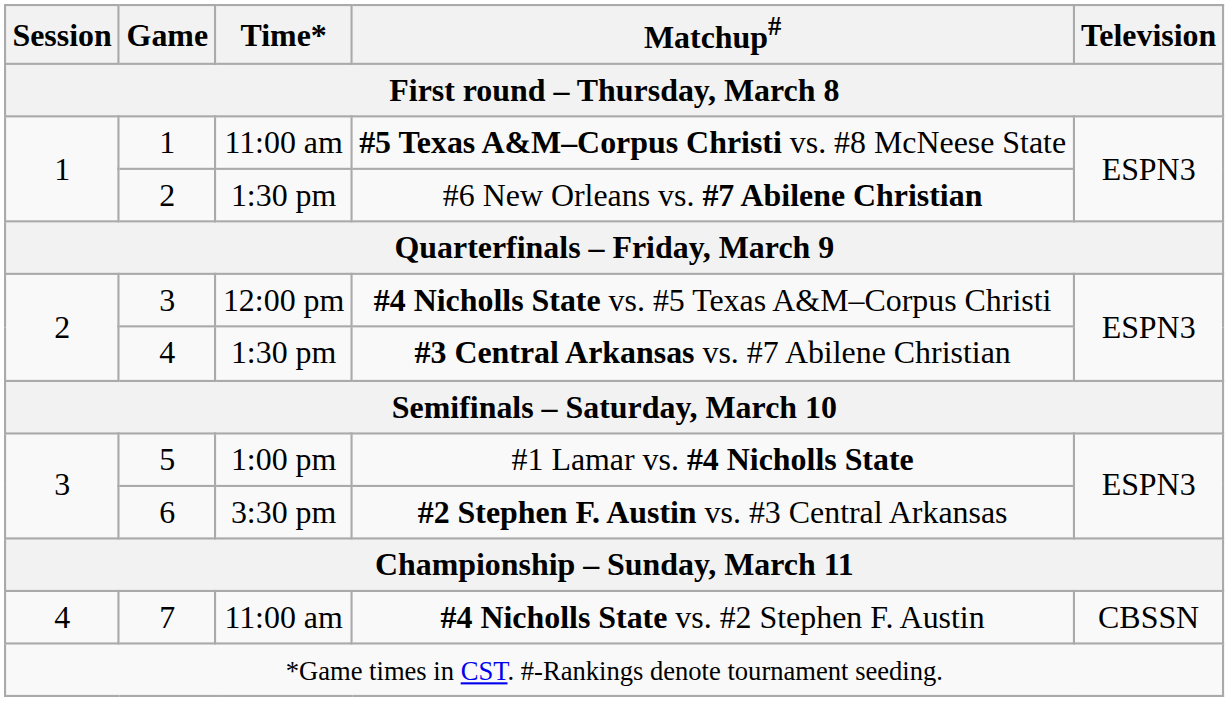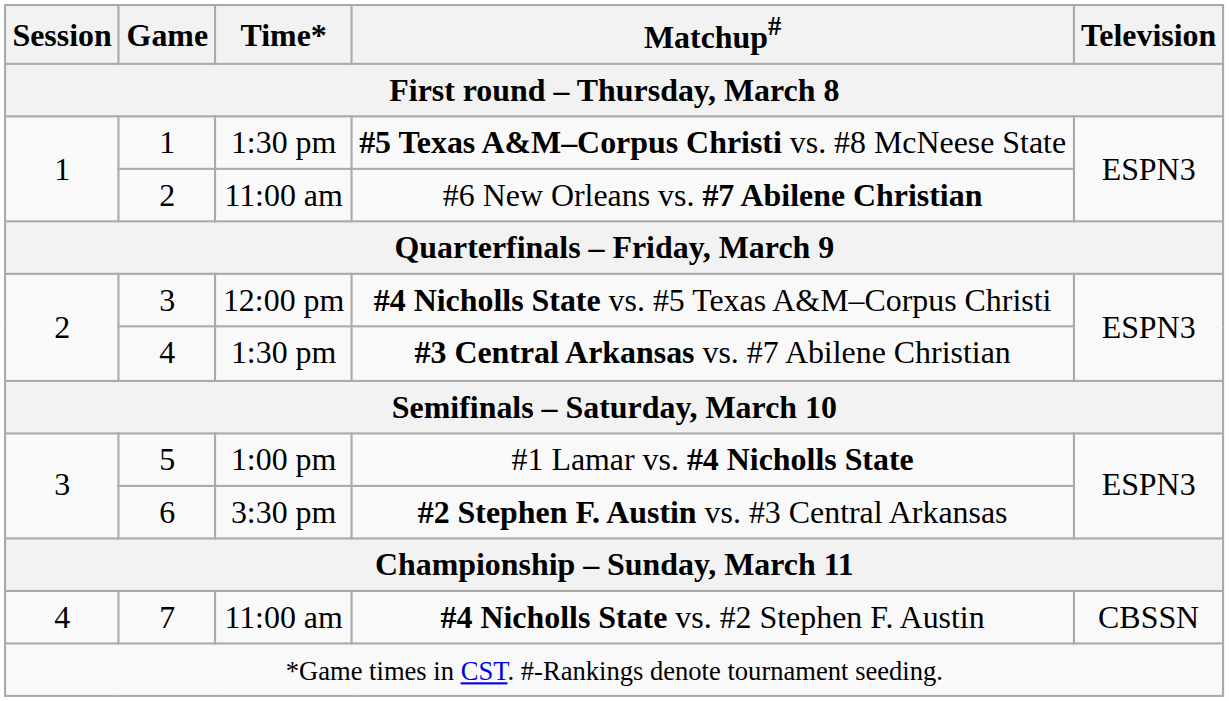(284, 142) 11:00 am -> (284, 142) 1:30 pm
(284, 195) 1:30 pm -> (284, 195) 11:00 am
